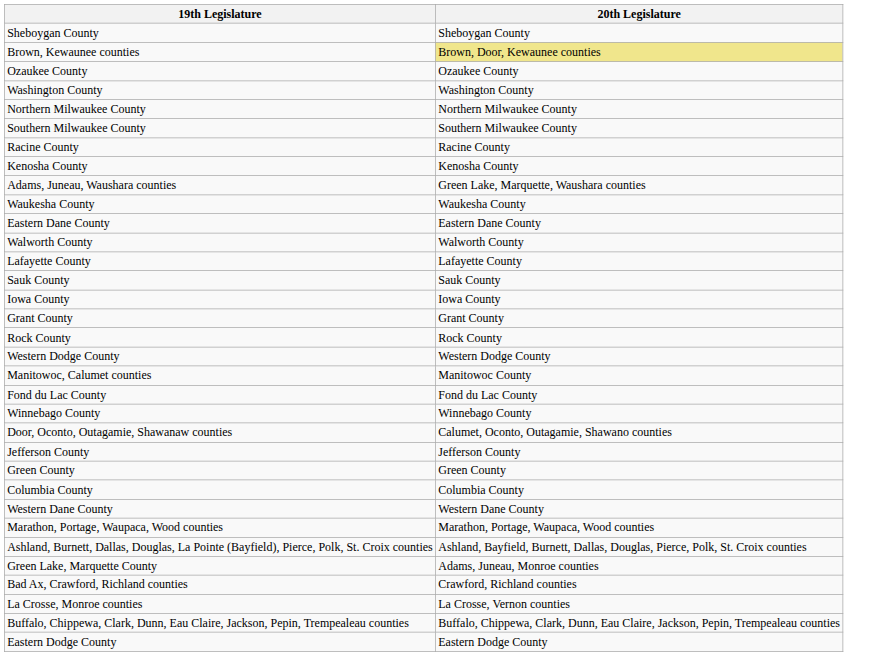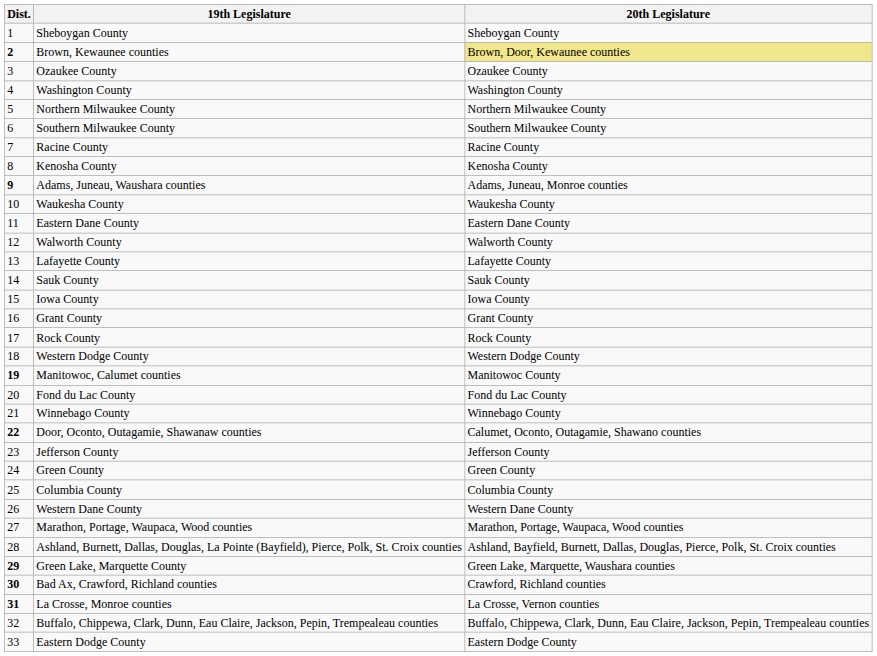+ column: (19, 14)
(542, 185) Green Lake, Marquette, Waushara counties -> (548, 185) Adams, Juneau, Monroe counties
(518, 565) Adams, Juneau, Monroe counties -> (571, 565) Green Lake, Marquette, Waushara counties
